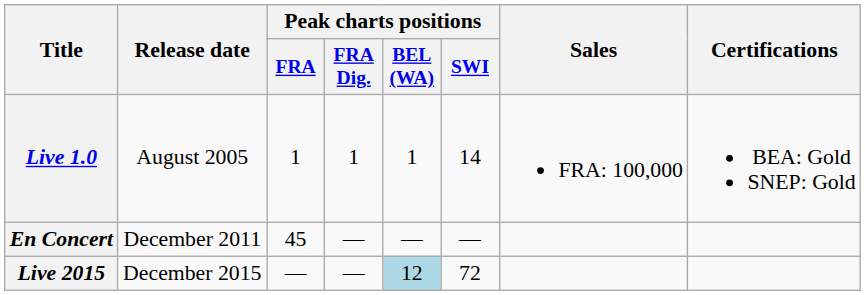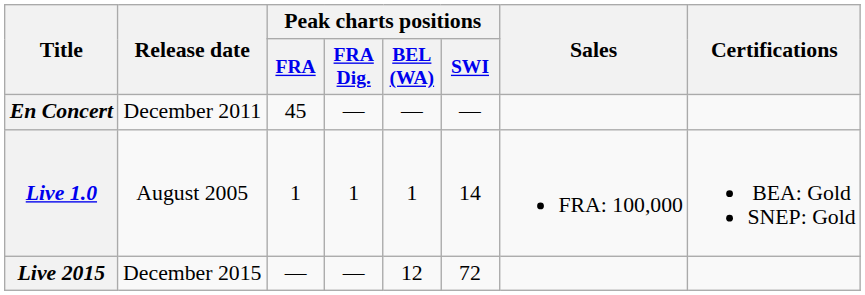rows swapped: (61, 157) <-> (61, 238)
(412, 273) lightblue background -> (412, 273) no background
